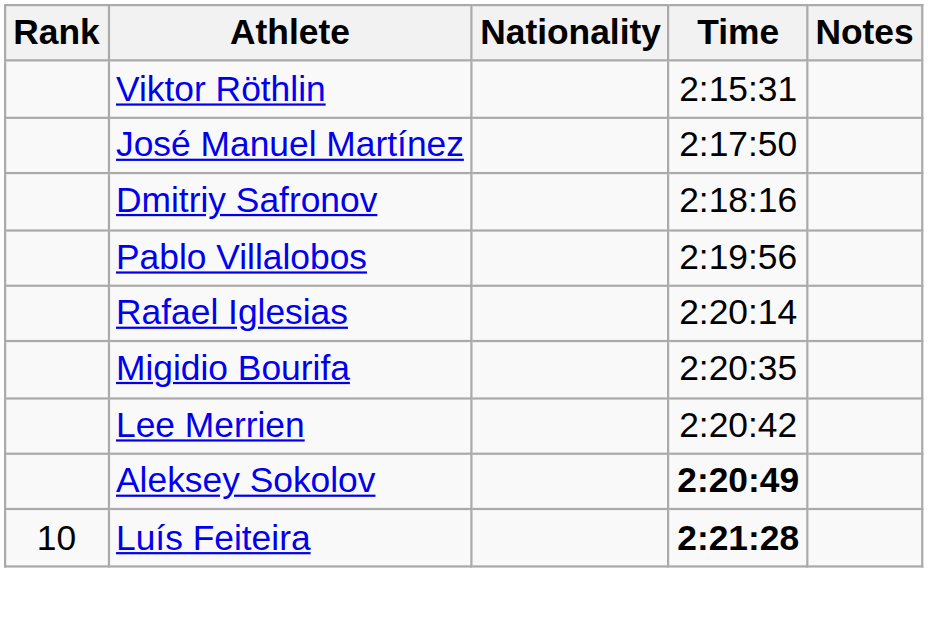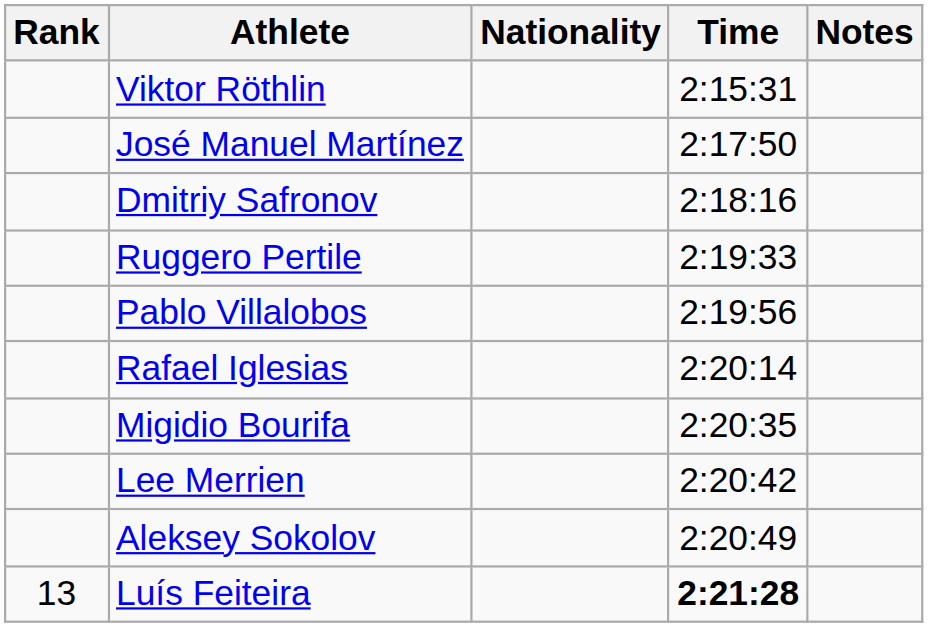+ row: (239, 256)
(738, 481) bold -> (738, 537) normal
(56, 537) 10 -> (56, 593) 13
